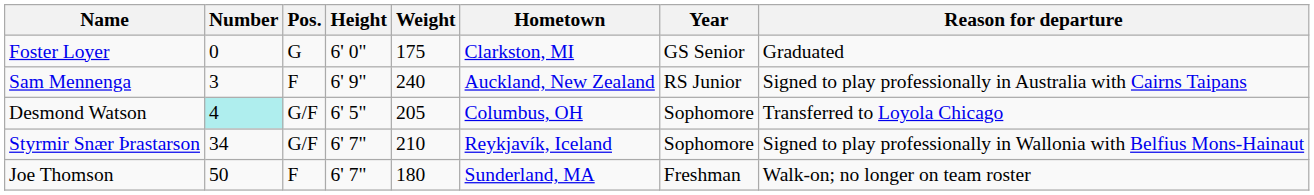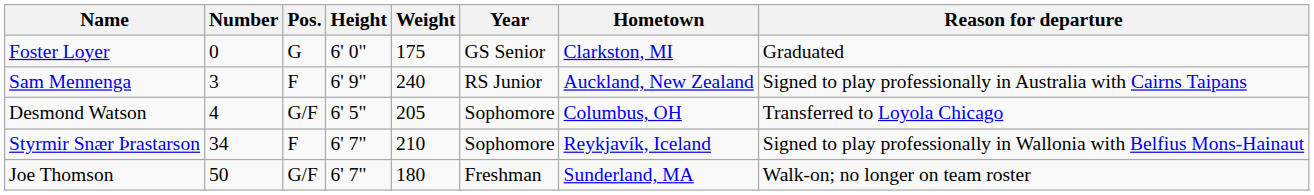columns swapped: (709, 19) <-> (560, 19)
(214, 112) paleturquoise background -> (214, 112) no background
(303, 143) G/F -> (293, 143) F
(293, 174) F -> (303, 174) G/F
